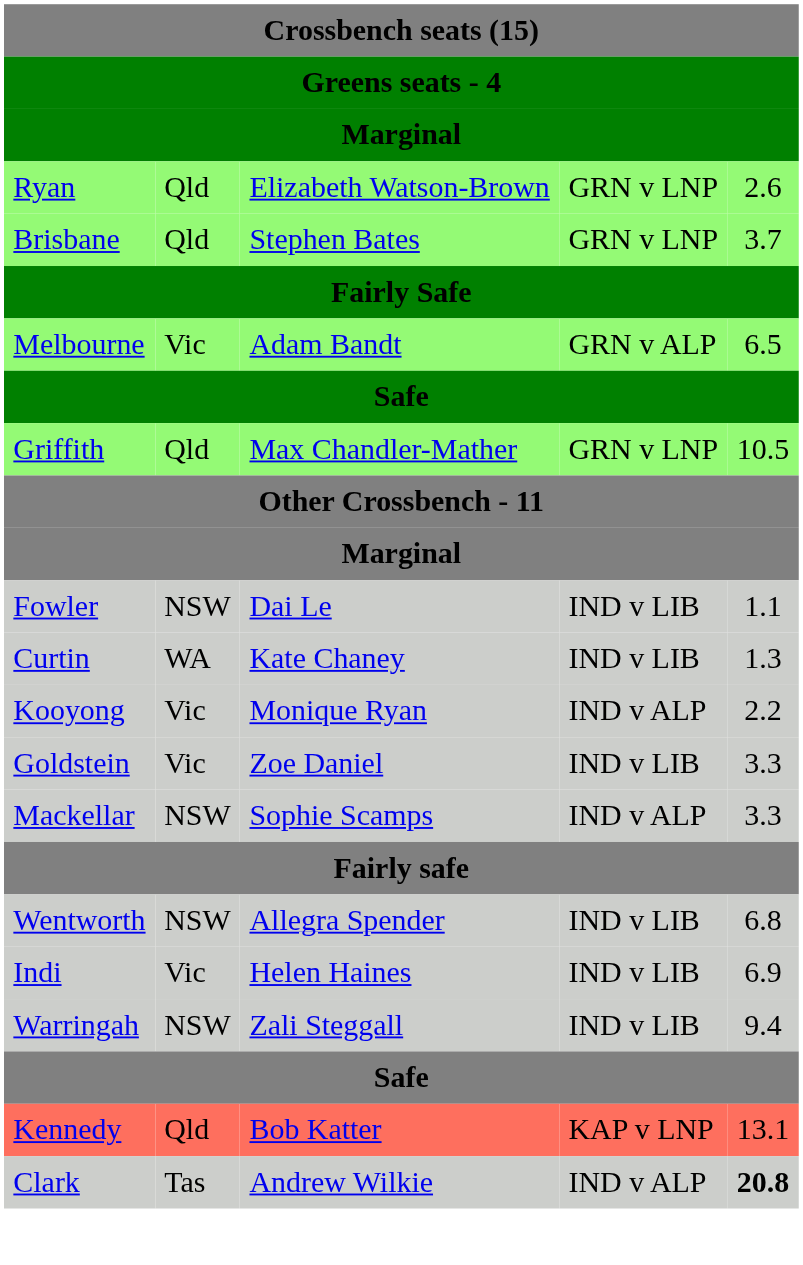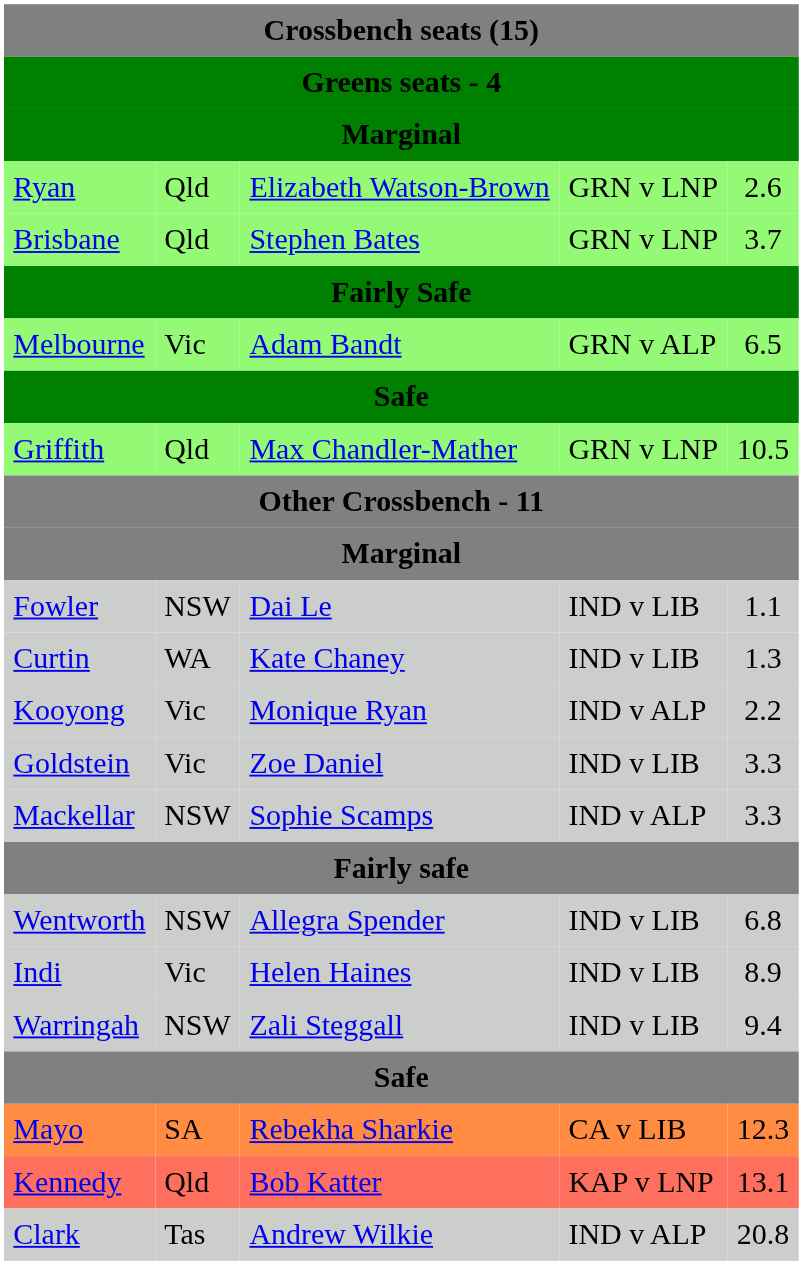(763, 973) 6.9 -> (763, 973) 8.9
+ row: (48, 1130)
(763, 1182) bold -> (763, 1234) normal
